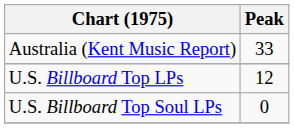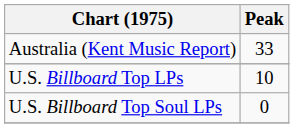(264, 78) 12 -> (264, 78) 10
